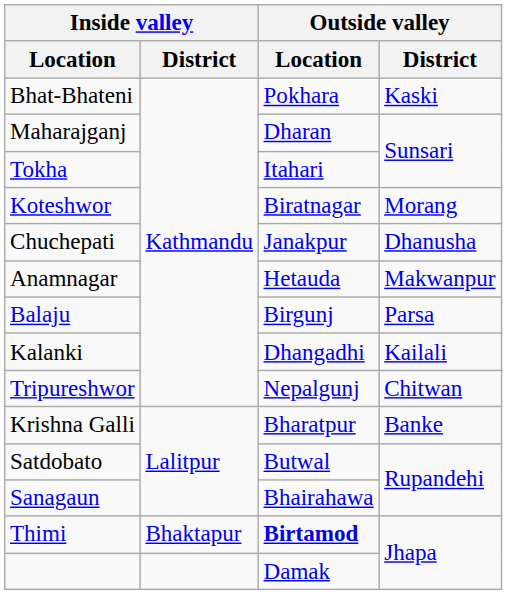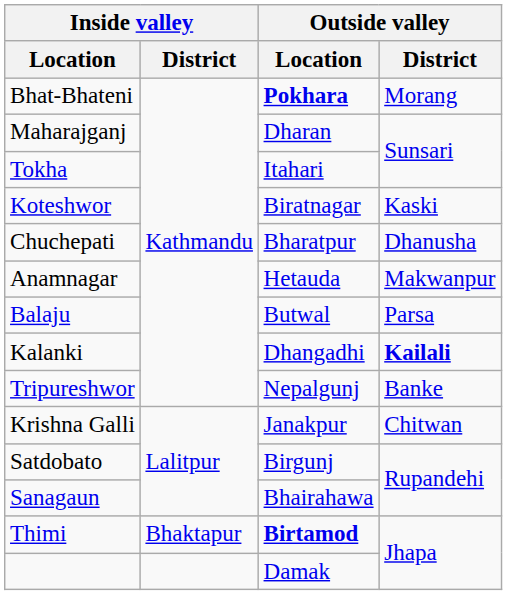(301, 95) normal -> (306, 95) bold
(411, 95) Kaski -> (421, 95) Morang
(421, 205) Morang -> (411, 205) Kaski
(305, 242) Janakpur -> (310, 242) Bharatpur
(299, 315) Birgunj -> (297, 315) Butwal
(416, 351) normal -> (417, 351) bold
(423, 388) Chitwan -> (414, 388) Banke
(310, 424) Bharatpur -> (305, 424) Janakpur
(414, 424) Banke -> (423, 424) Chitwan
(297, 461) Butwal -> (299, 461) Birgunj
